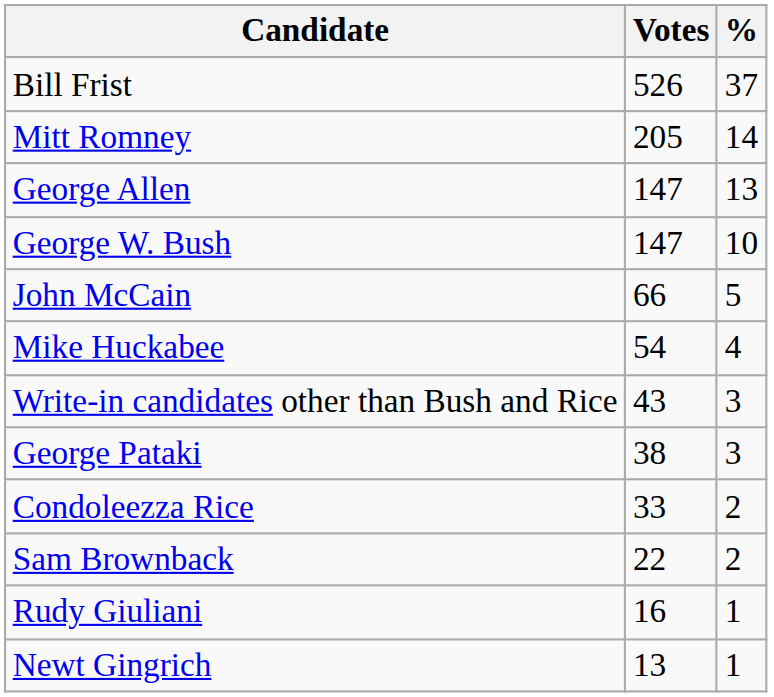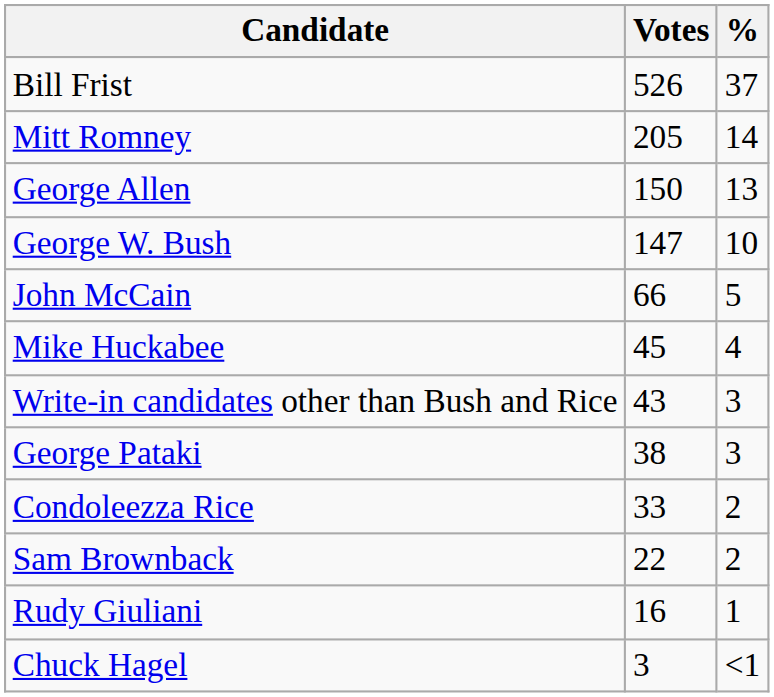(658, 189) 147 -> (658, 189) 150
(650, 347) 54 -> (650, 347) 45
- row: (112, 664)
+ row: (100, 664)
